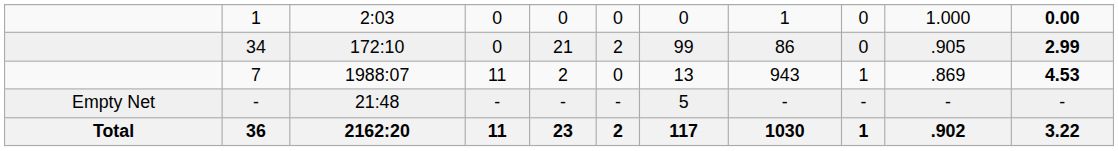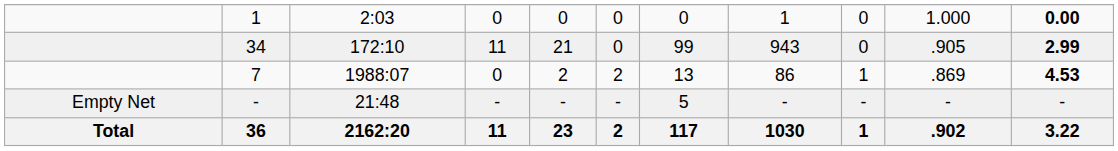(497, 46) 0 -> (497, 46) 11
(618, 46) 2 -> (618, 46) 0
(785, 46) 86 -> (785, 46) 943
(497, 74) 11 -> (497, 74) 0
(618, 74) 0 -> (618, 74) 2
(785, 74) 943 -> (785, 74) 86
